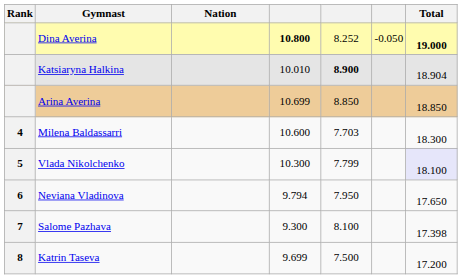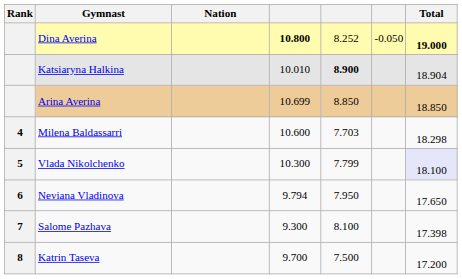(431, 139) 18.300 -> (431, 139) 18.298
(295, 258) 9.699 -> (295, 258) 9.700
